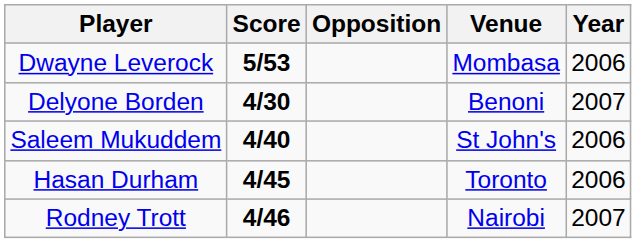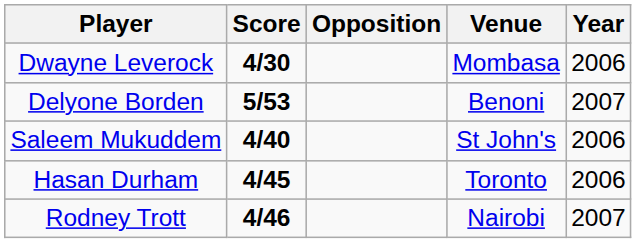(267, 62) 5/53 -> (267, 62) 4/30
(267, 101) 4/30 -> (267, 101) 5/53
